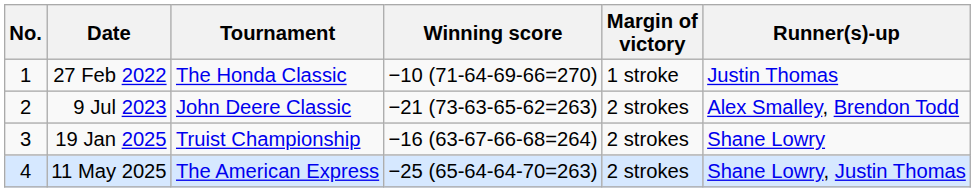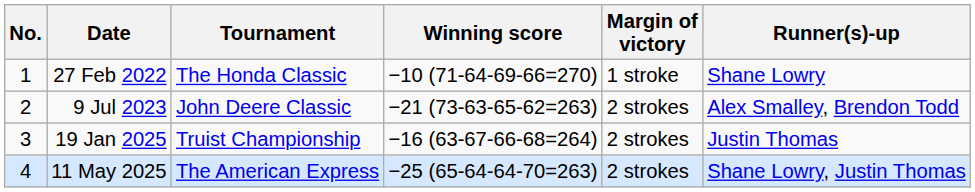(773, 75) Justin Thomas -> (766, 75) Shane Lowry
(766, 139) Shane Lowry -> (773, 139) Justin Thomas
